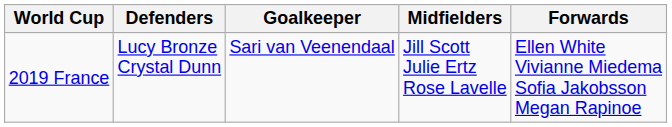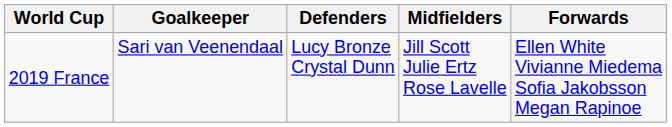columns swapped: (312, 18) <-> (169, 18)
